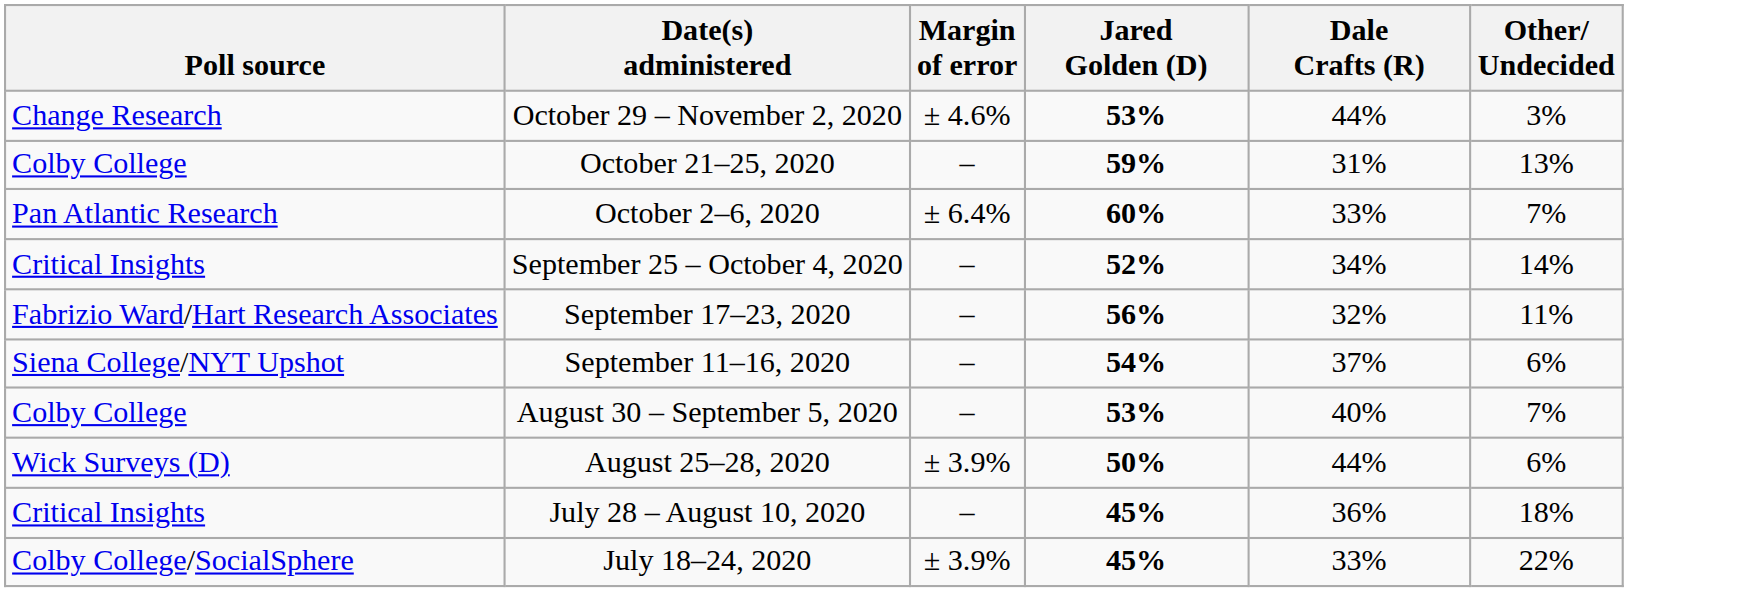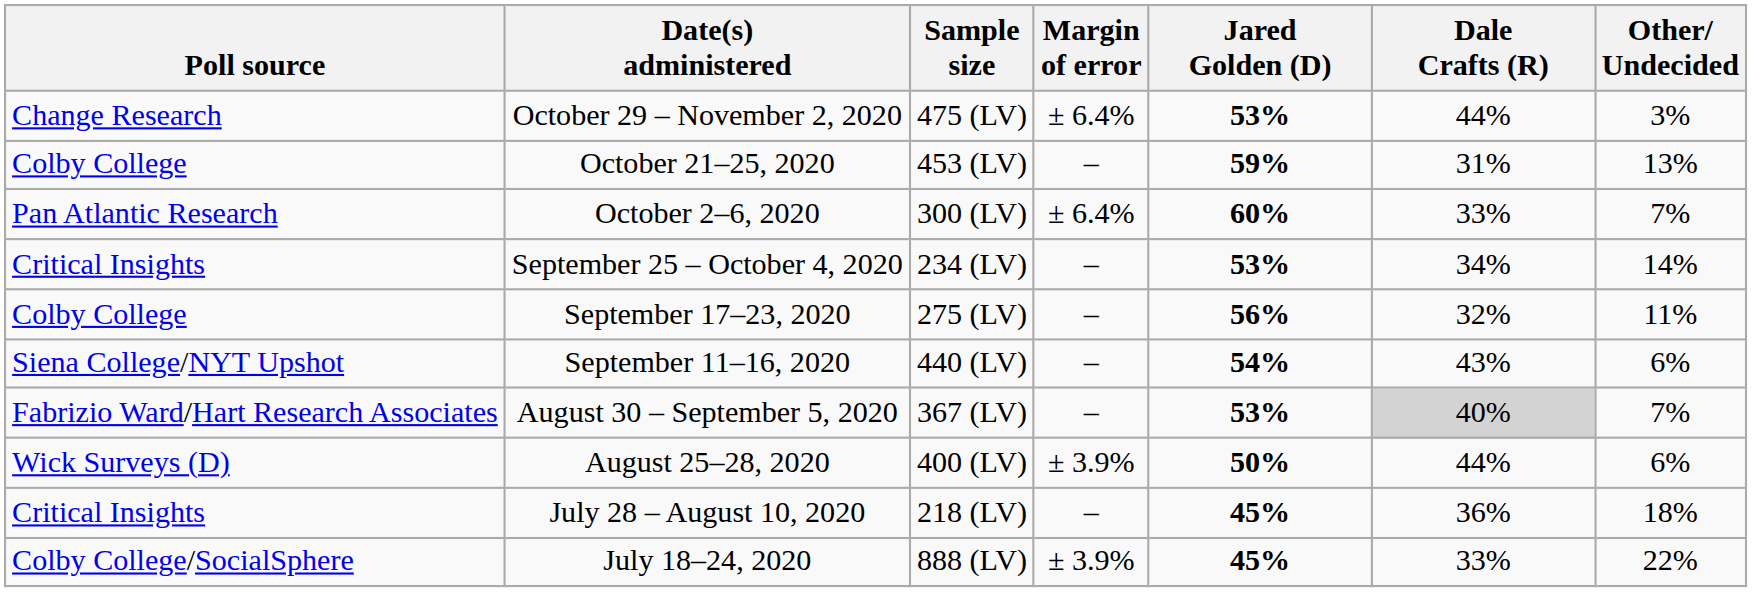+ column: (972, 47)
(967, 114) ± 4.6% -> (1091, 114) ± 6.4%
(1136, 263) 52% -> (1260, 263) 53%
(255, 313) Fabrizio Ward/Hart Research Associates -> (99, 313) Colby College
(1359, 363) 37% -> (1483, 363) 43%
(99, 412) Colby College -> (255, 412) Fabrizio Ward/Hart Research Associates
(1359, 412) no background -> (1483, 412) lightgrey background
